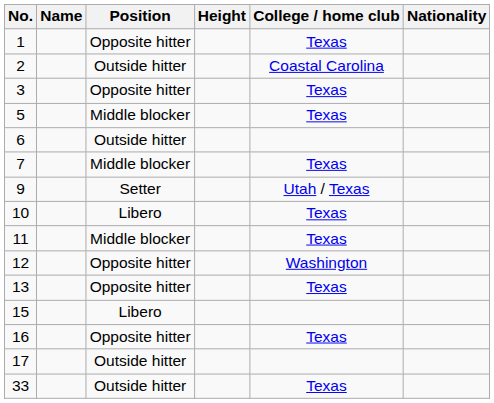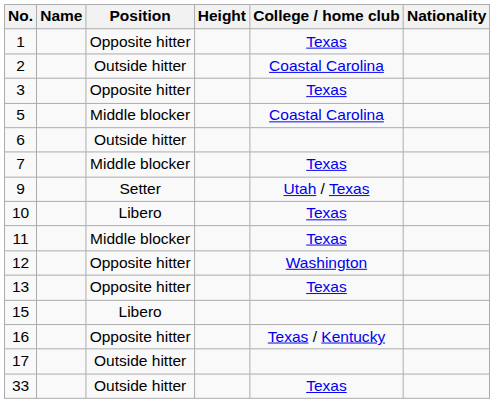(326, 115) Texas -> (326, 115) Coastal Carolina
(326, 336) Texas -> (326, 336) Texas / Kentucky
